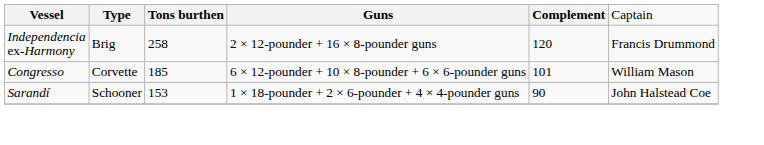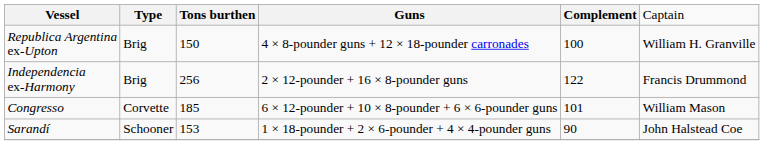+ row: (62, 43)
(158, 43) 258 -> (189, 79) 256
(542, 43) 120 -> (574, 79) 122
